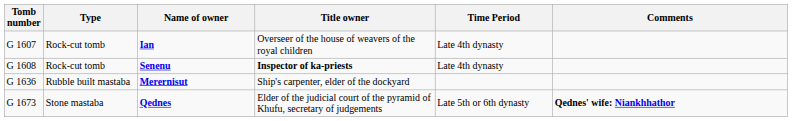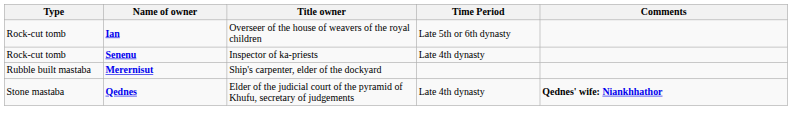- column: (24, 17)
(470, 44) Late 4th dynasty -> (465, 33) Late 5th or 6th dynasty
(305, 66) bold -> (273, 54) normal
(483, 103) Late 5th or 6th dynasty -> (452, 92) Late 4th dynasty
